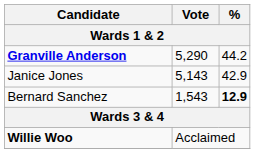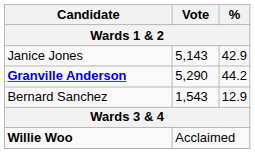rows swapped: (67, 55) <-> (45, 76)
(234, 96) bold -> (234, 96) normal
